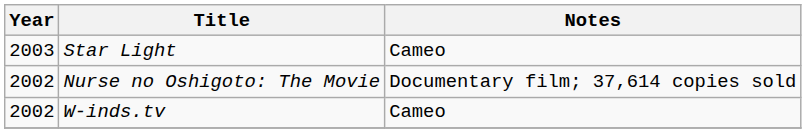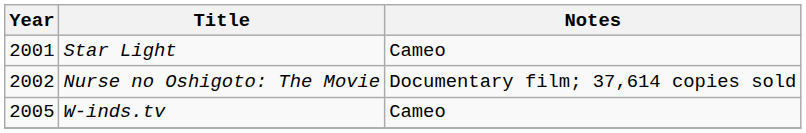(32, 51) 2003 -> (32, 51) 2001
(32, 112) 2002 -> (32, 112) 2005
